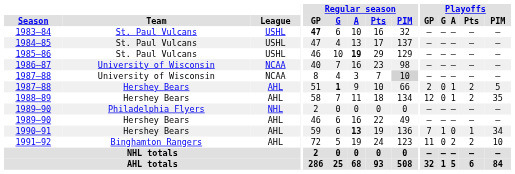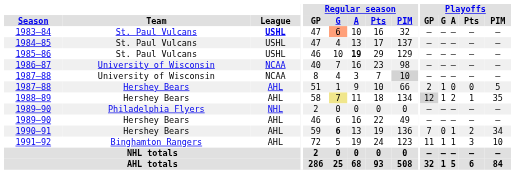(275, 32) normal -> (275, 32) bold
(316, 32) bold -> (316, 32) normal
(338, 32) no background -> (338, 32) lightsalmon background
(338, 87) bold -> (338, 87) normal
(443, 87) 0 -> (443, 87) 1
(453, 87) 1 -> (453, 87) 0
(472, 87) 2 -> (472, 87) 0
(338, 98) no background -> (338, 98) khaki background
(429, 98) no background -> (429, 98) lightgrey background
(443, 98) 0 -> (443, 98) 1
(453, 98) 1 -> (453, 98) 2
(472, 98) 2 -> (472, 98) 1
(338, 131) normal -> (338, 131) bold
(356, 131) bold -> (356, 131) normal
(443, 131) 1 -> (443, 131) 0
(453, 131) 0 -> (453, 131) 1
(472, 131) 1 -> (472, 131) 2
(443, 142) 0 -> (443, 142) 1
(453, 142) 2 -> (453, 142) 1
(472, 142) 2 -> (472, 142) 3
